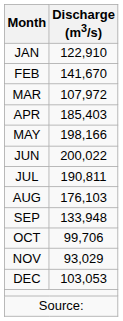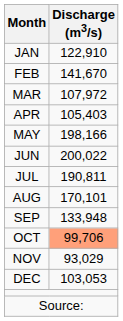(84, 115) 185,403 -> (84, 115) 105,403
(84, 197) 176,103 -> (84, 197) 170,101
(84, 238) no background -> (84, 238) lightsalmon background
